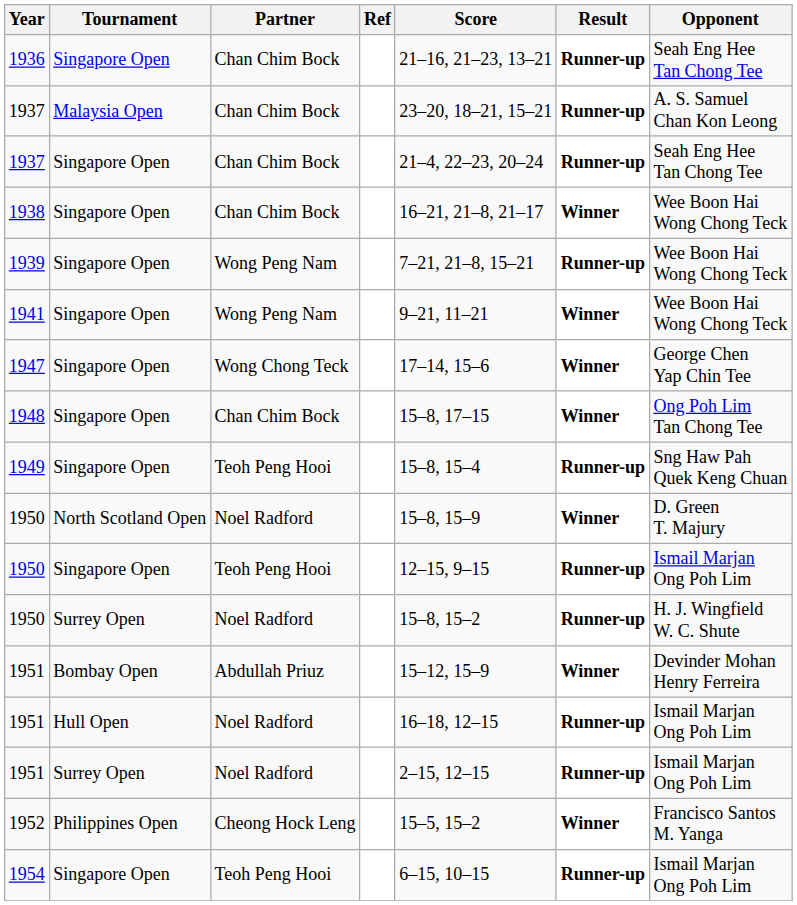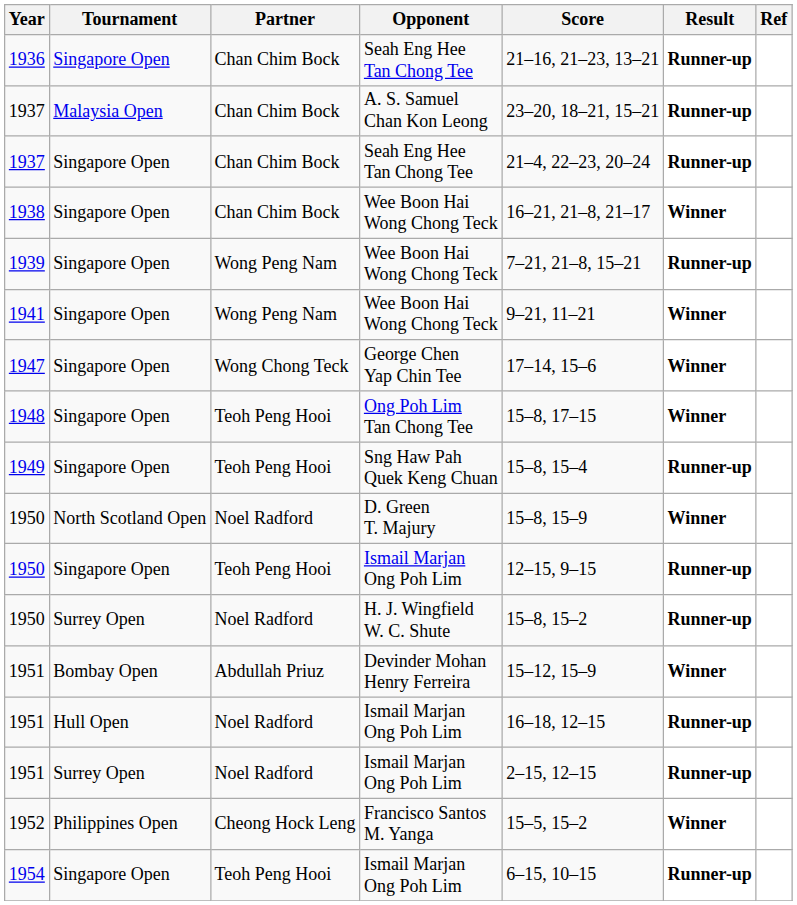columns swapped: (720, 19) <-> (377, 19)
(277, 416) Chan Chim Bock -> (273, 416) Teoh Peng Hooi
